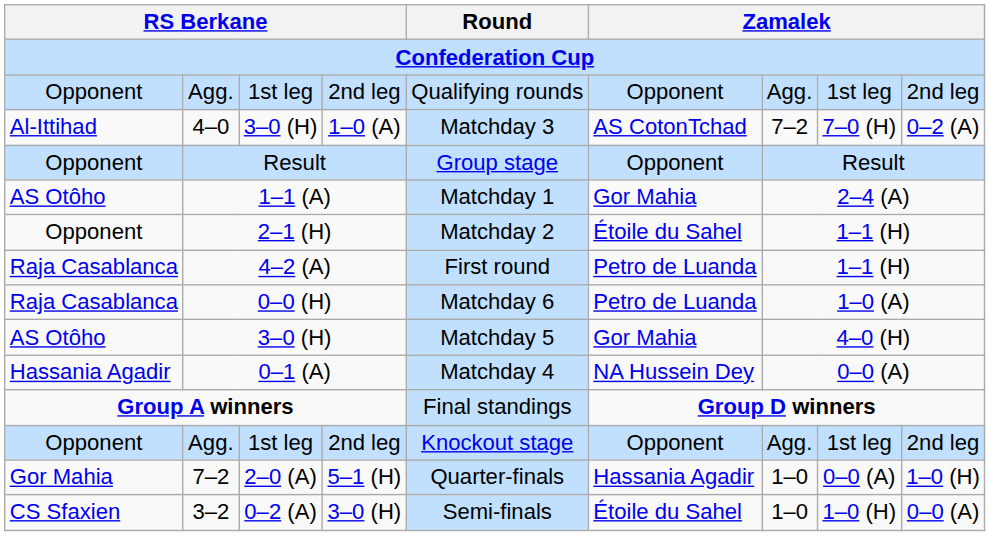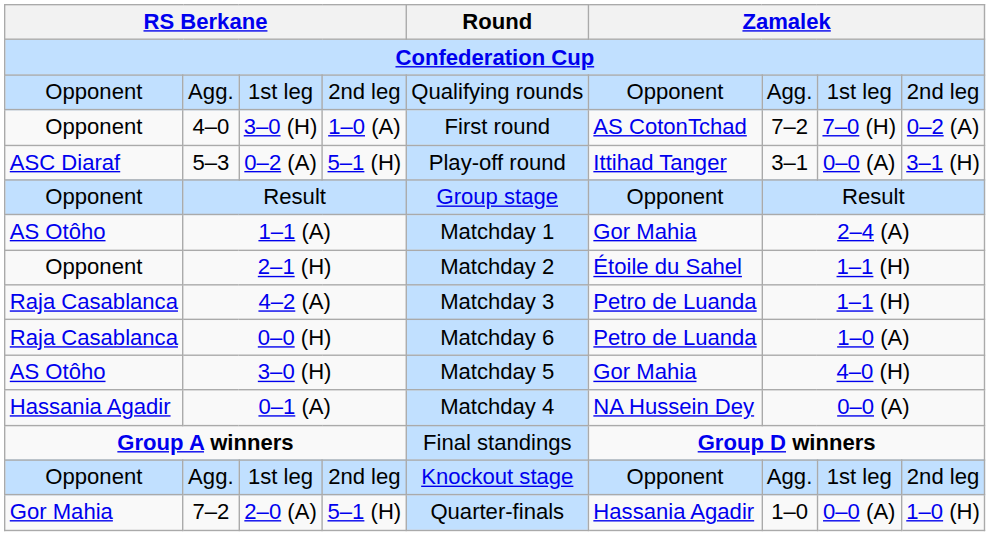(53, 127) Al-Ittihad -> (94, 127) Opponent
(497, 127) Matchday 3 -> (497, 127) First round
+ row: (211, 162)
(497, 267) First round -> (497, 302) Matchday 3
- row: (211, 512)
